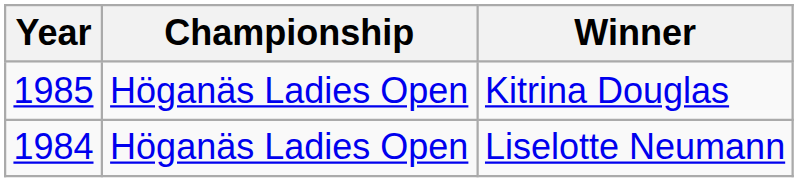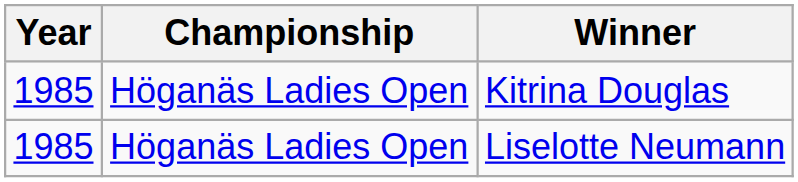(53, 147) 1984 -> (53, 147) 1985
